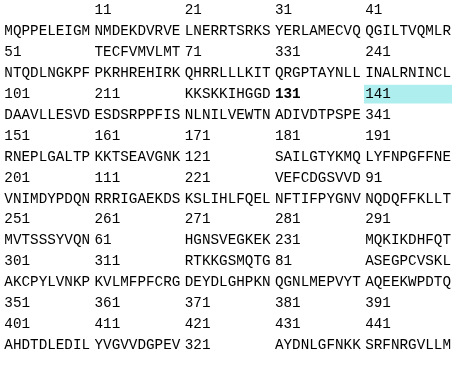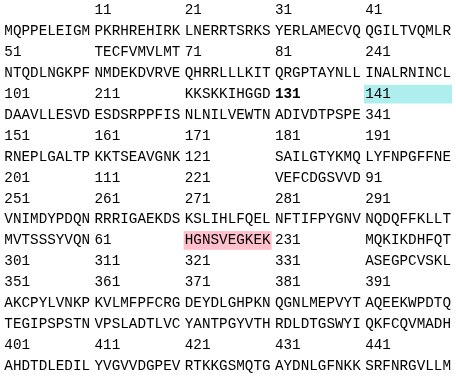(137, 31) NMDEKDVRVE -> (137, 31) PKRHREHIRK
(288, 52) 331 -> (284, 52) 81
(137, 73) PKRHREHIRK -> (137, 73) NMDEKDVRVE
rows swapped: (47, 199) <-> (17, 220)
(228, 240) no background -> (228, 240) pink background
(228, 261) RTKKGSMQTG -> (198, 261) 321
(284, 261) 81 -> (288, 261) 331
rows swapped: (47, 282) <-> (17, 303)
+ row: (47, 324)
(198, 345) 321 -> (228, 366) RTKKGSMQTG
